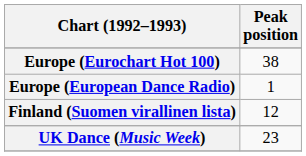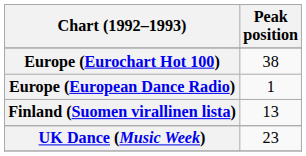(271, 112) 12 -> (271, 112) 13
